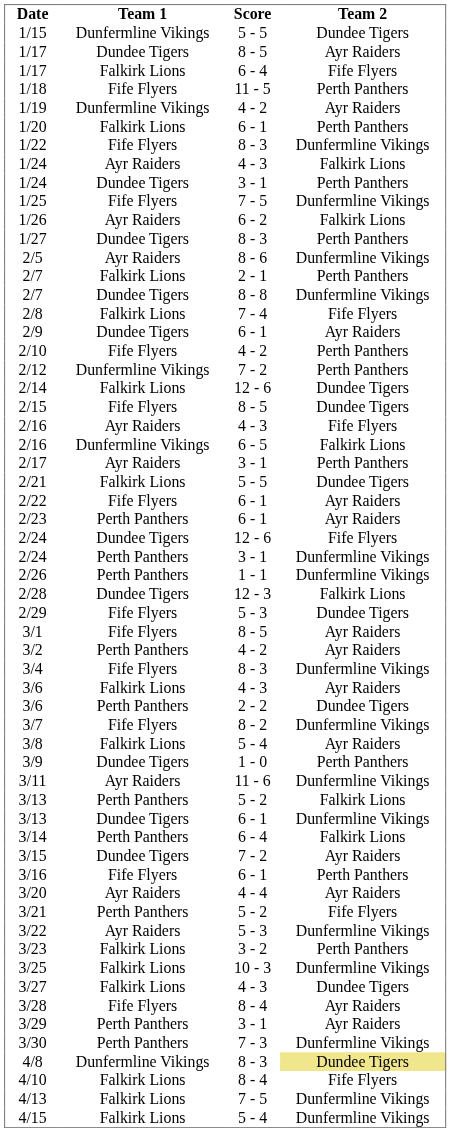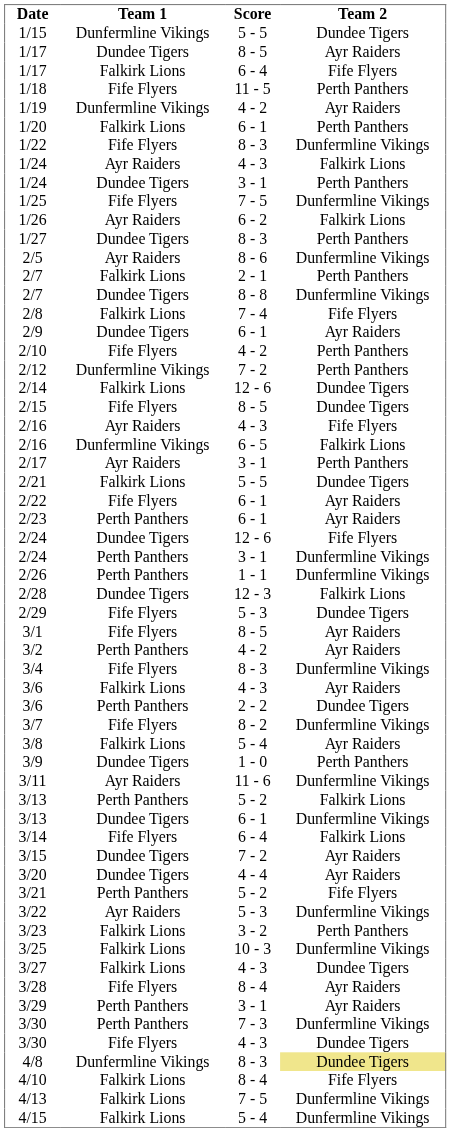(143, 837) Perth Panthers -> (143, 837) Fife Flyers
- row: (33, 874)
(143, 893) Ayr Raiders -> (143, 874) Dundee Tigers
+ row: (33, 1042)
